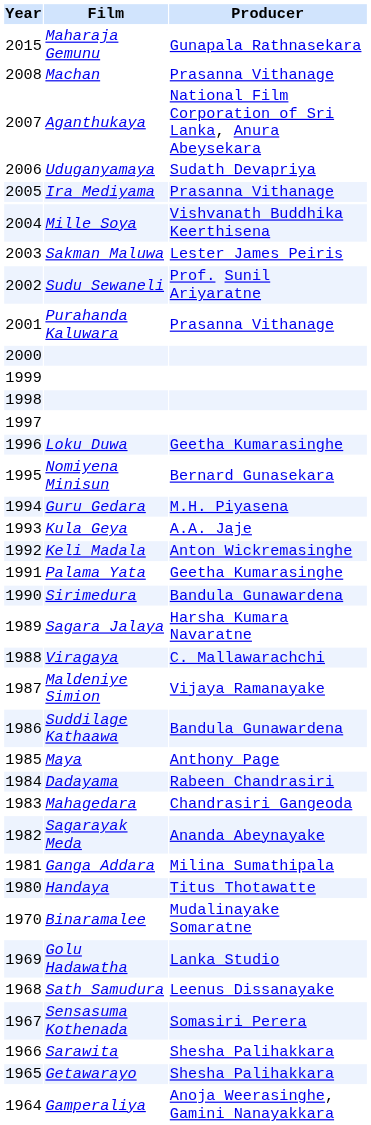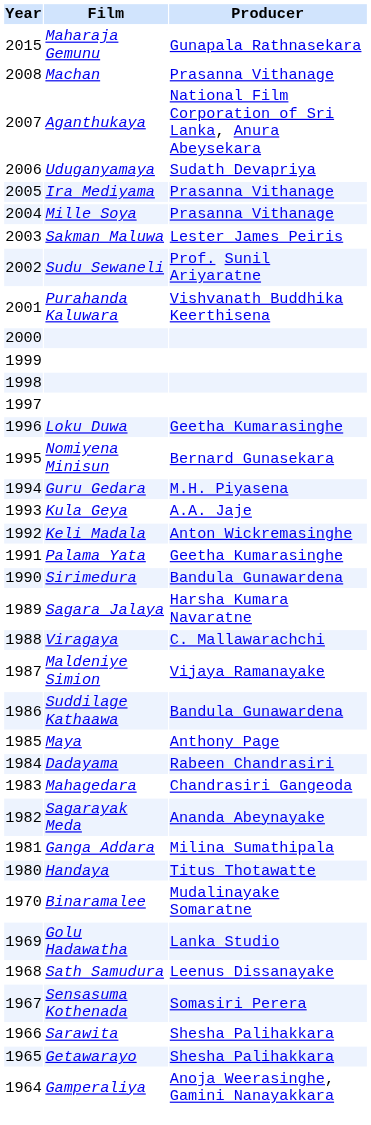(256, 223) Vishvanath Buddhika Keerthisena -> (252, 214) Prasanna Vithanage
(252, 325) Prasanna Vithanage -> (256, 307) Vishvanath Buddhika Keerthisena
